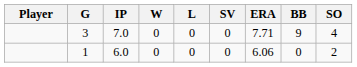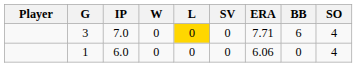(192, 33) no background -> (192, 33) gold background
(299, 33) 9 -> (299, 33) 6
(334, 52) 2 -> (334, 52) 4
